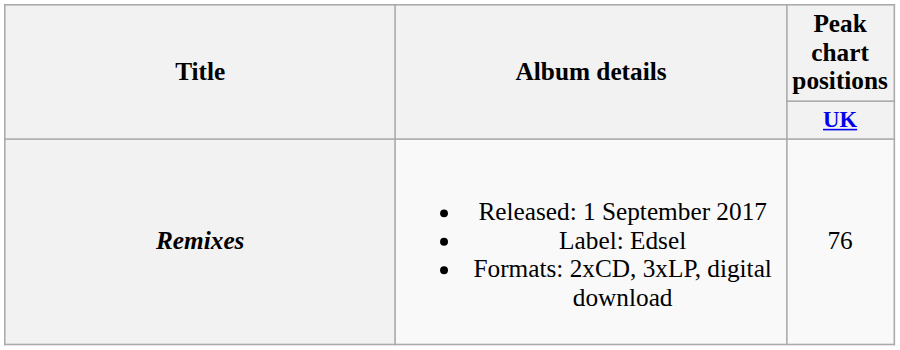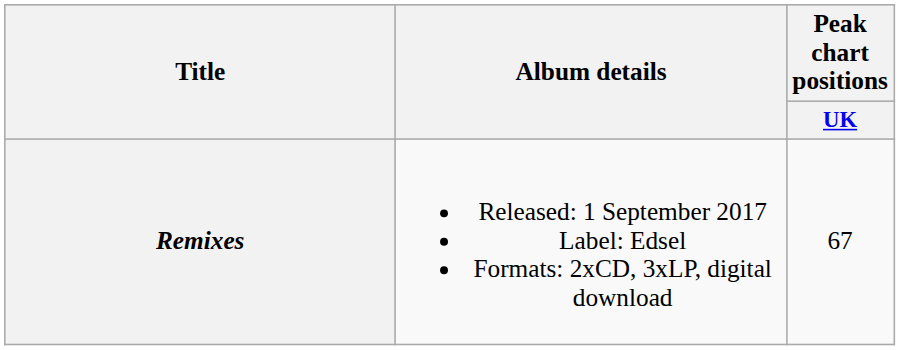(840, 241) 76 -> (840, 241) 67
